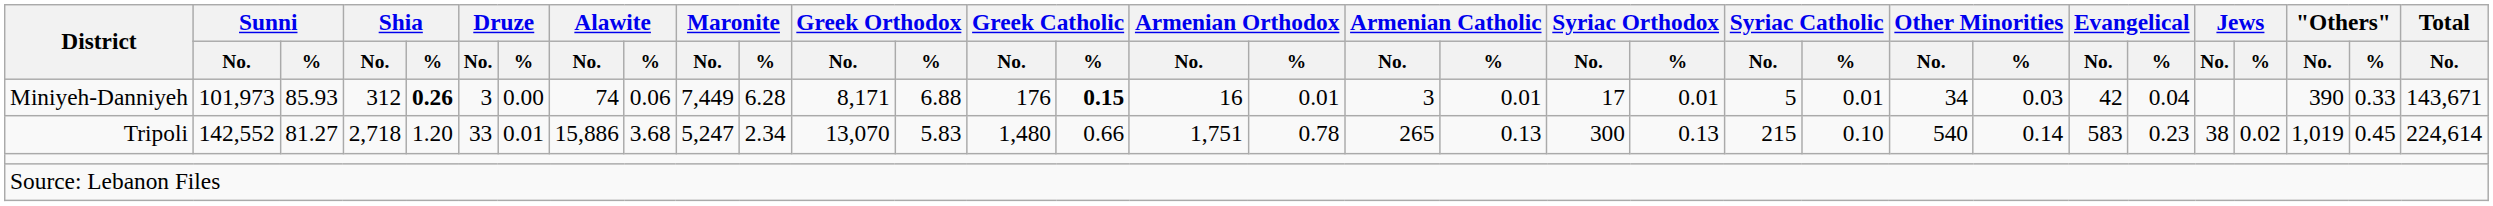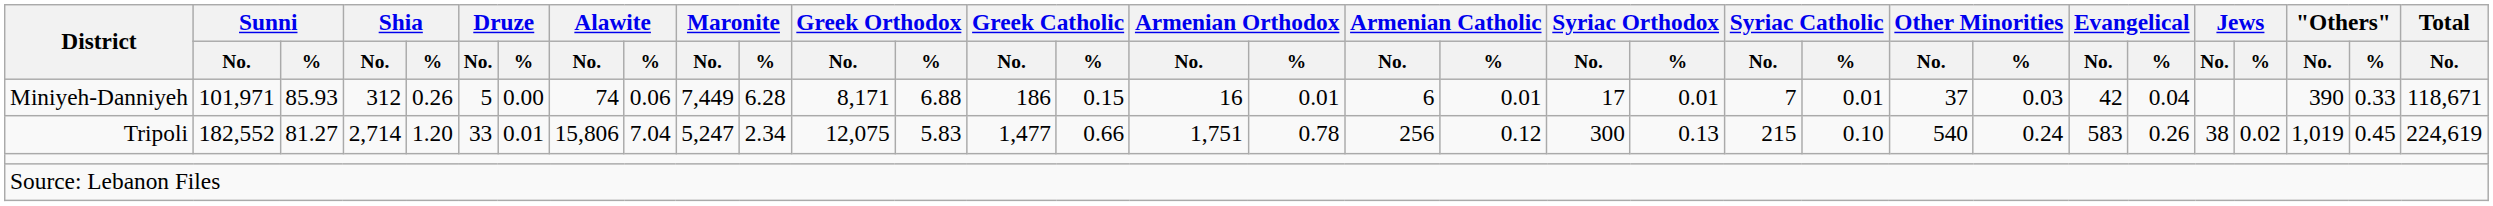(237, 97) 101,973 -> (237, 97) 101,971
(432, 97) bold -> (432, 97) normal
(486, 97) 3 -> (486, 97) 5
(1034, 97) 176 -> (1034, 97) 186
(1104, 97) bold -> (1104, 97) normal
(1429, 97) 3 -> (1429, 97) 6
(1791, 97) 5 -> (1791, 97) 7
(1956, 97) 34 -> (1956, 97) 37
(2444, 97) 143,671 -> (2445, 97) 118,671
(237, 134) 142,552 -> (237, 134) 182,552
(375, 134) 2,718 -> (375, 134) 2,714
(587, 134) 15,886 -> (587, 134) 15,806
(650, 134) 3.68 -> (650, 134) 7.04
(858, 134) 13,070 -> (858, 134) 12,075
(1025, 134) 1,480 -> (1025, 134) 1,477
(1417, 134) 265 -> (1417, 134) 256
(1521, 134) 0.13 -> (1521, 134) 0.12
(2043, 134) 0.14 -> (2043, 134) 0.24
(2169, 134) 0.23 -> (2169, 134) 0.26
(2444, 134) 224,614 -> (2444, 134) 224,619
